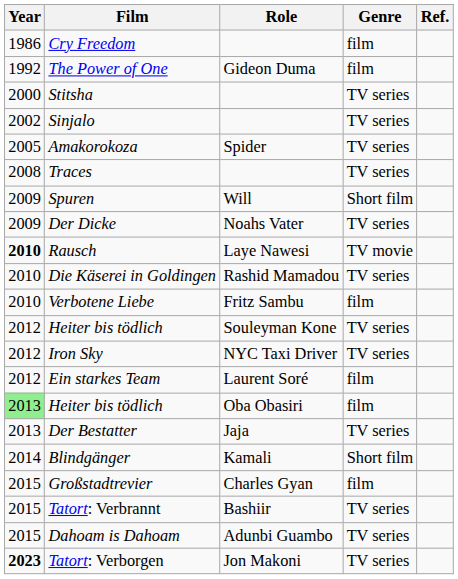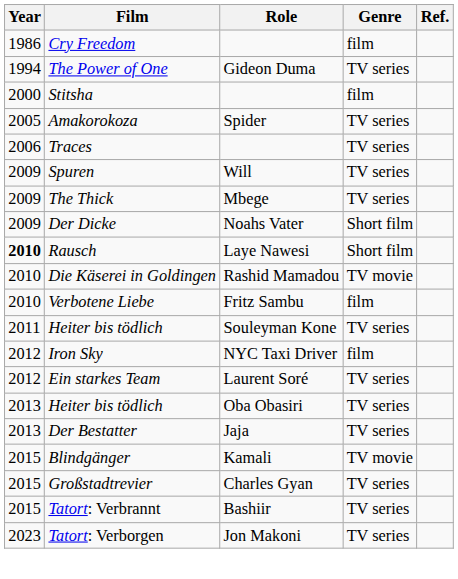(25, 69) 1992 -> (25, 69) 1994
(360, 69) film -> (378, 69) TV series
(378, 95) TV series -> (360, 95) film
- row: (72, 120)
(25, 172) 2008 -> (25, 146) 2006
(380, 198) Short film -> (378, 172) TV series
+ row: (81, 198)
(378, 224) TV series -> (380, 224) Short film
(380, 250) TV movie -> (380, 250) Short film
(378, 276) TV series -> (380, 276) TV movie
(25, 328) 2012 -> (24, 328) 2011
(378, 353) TV series -> (360, 353) film
(360, 379) film -> (378, 379) TV series
(25, 405) lightgreen background -> (25, 405) no background
(360, 405) film -> (378, 405) TV series
(25, 457) 2014 -> (25, 457) 2015
(380, 457) Short film -> (380, 457) TV movie
(360, 483) film -> (378, 483) TV series
- row: (114, 535)
(25, 560) bold -> (25, 535) normal
